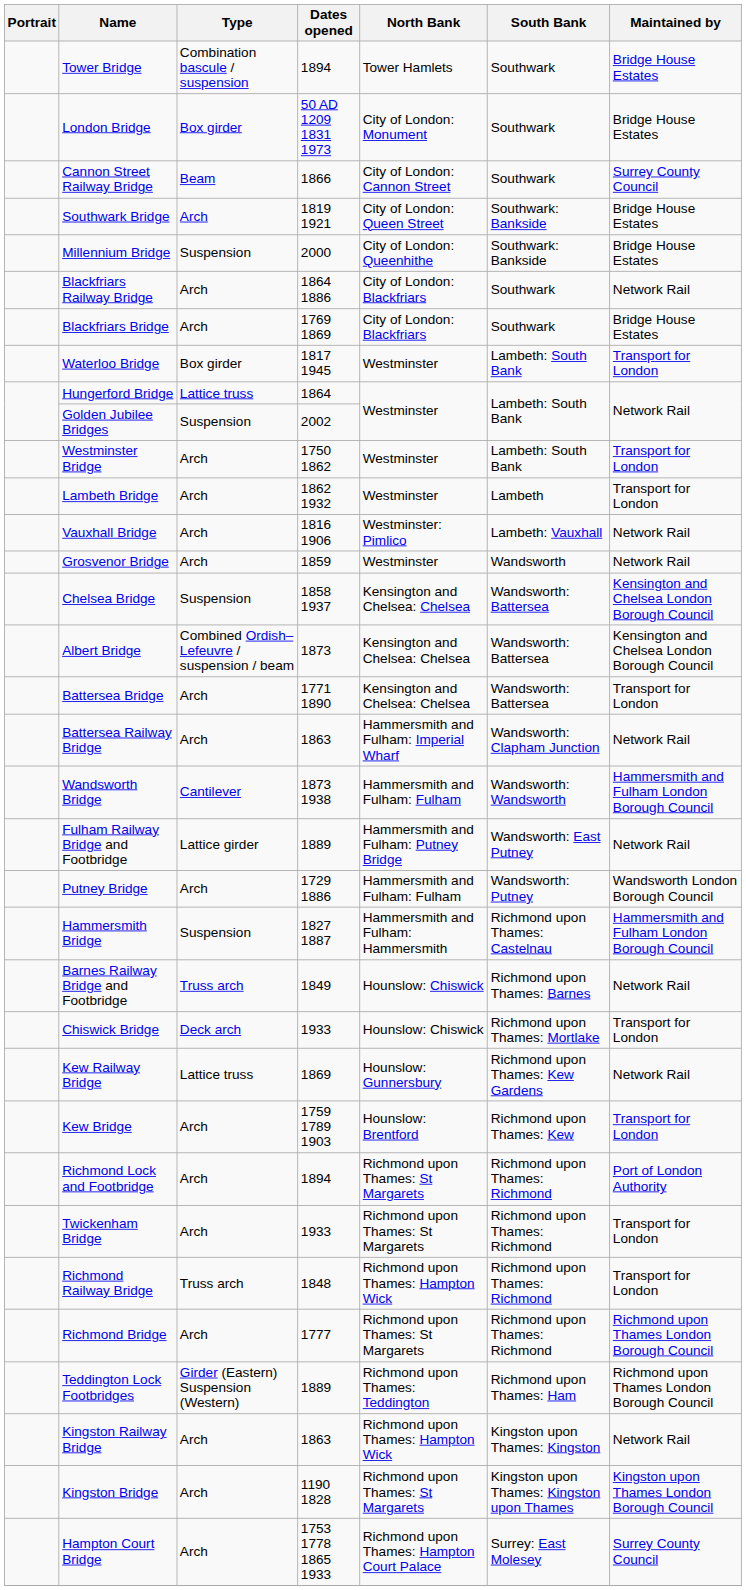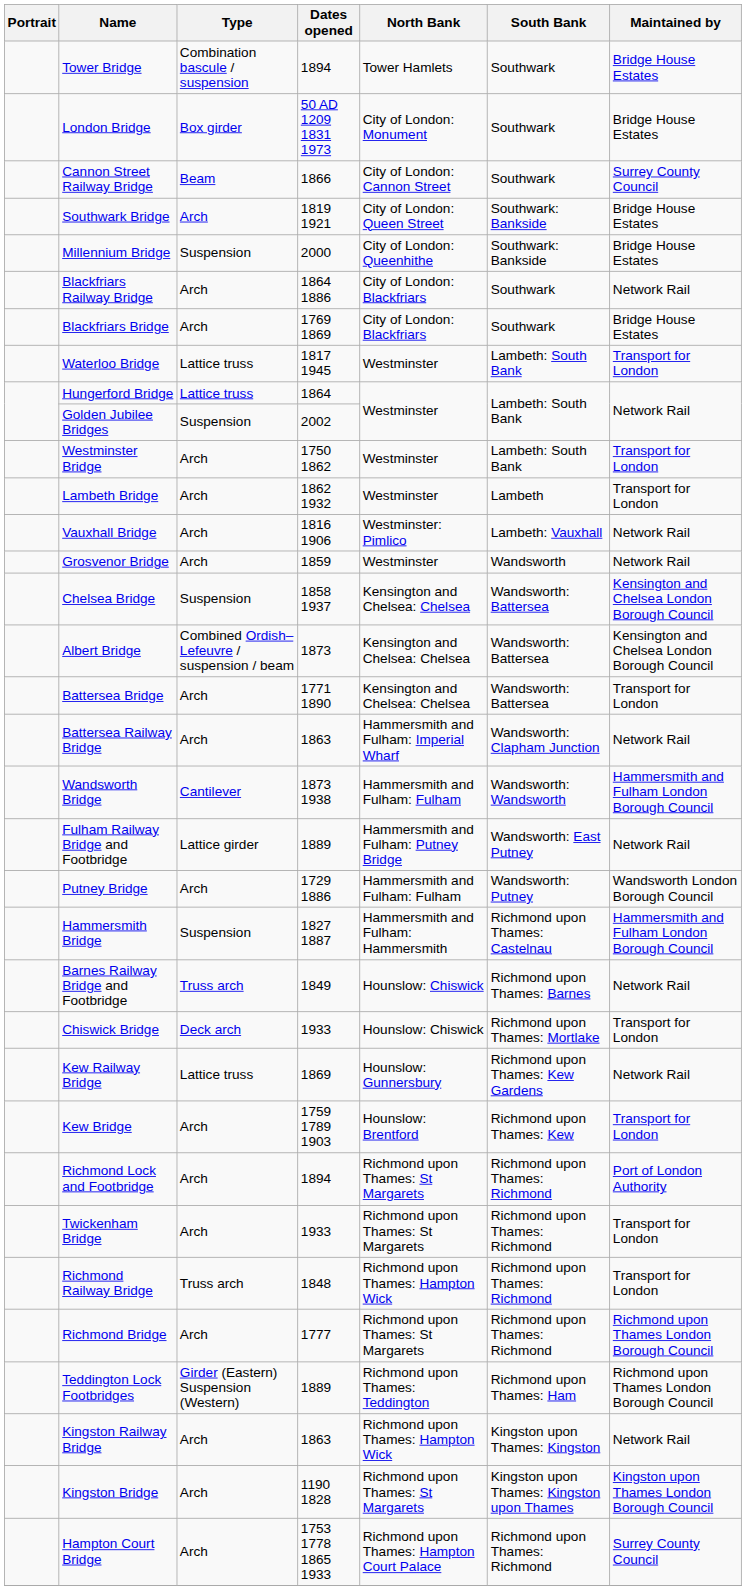(211, 363) Box girder -> (217, 363) Lattice truss
(528, 1551) Surrey: East Molesey -> (538, 1551) Richmond upon Thames: Richmond
